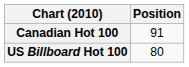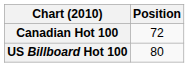(157, 33) 91 -> (157, 33) 72
